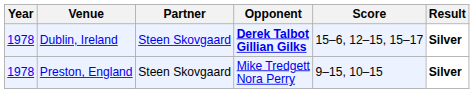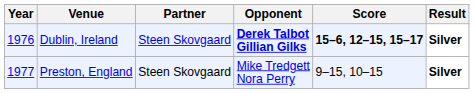(21, 40) 1978 -> (21, 40) 1976
(369, 40) normal -> (369, 40) bold
(21, 73) 1978 -> (21, 73) 1977
